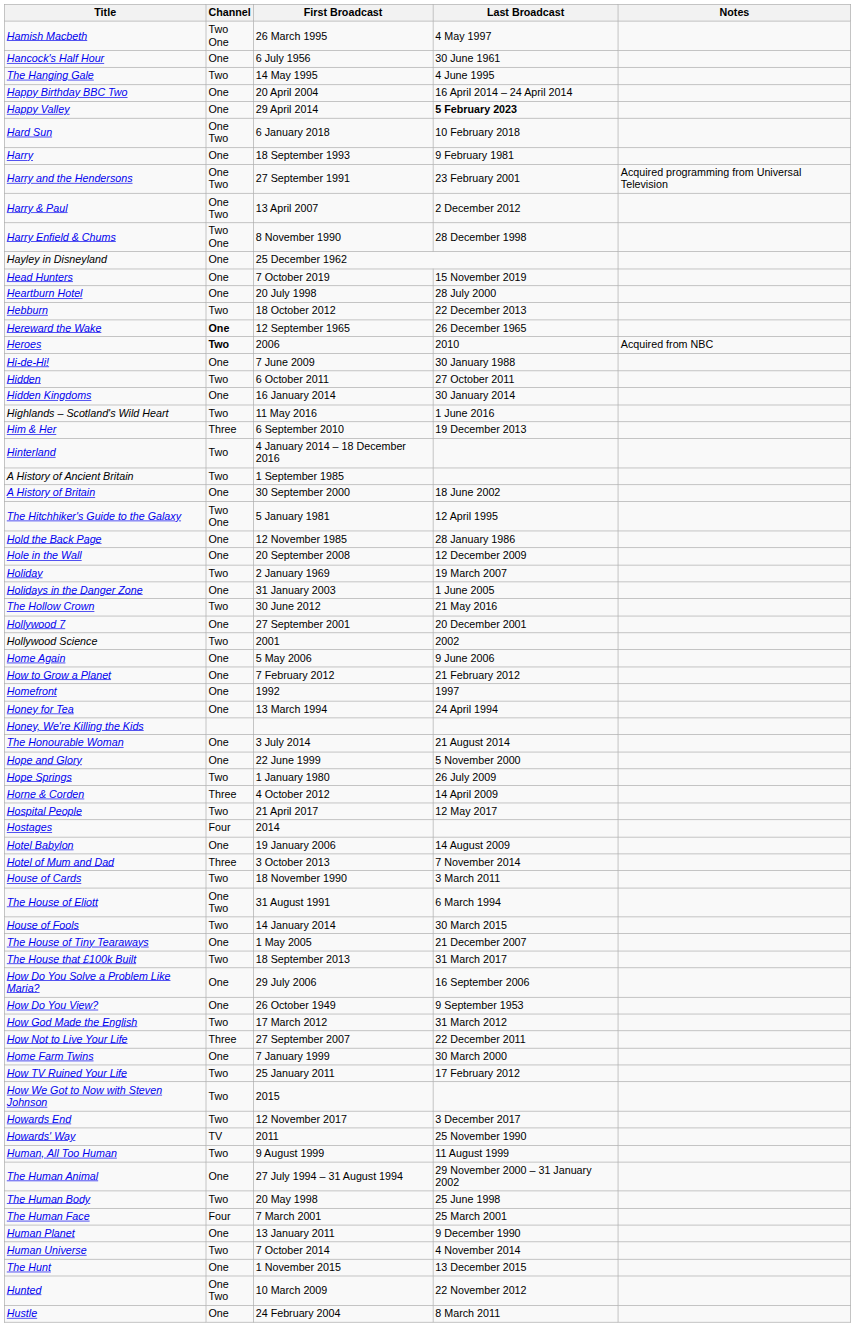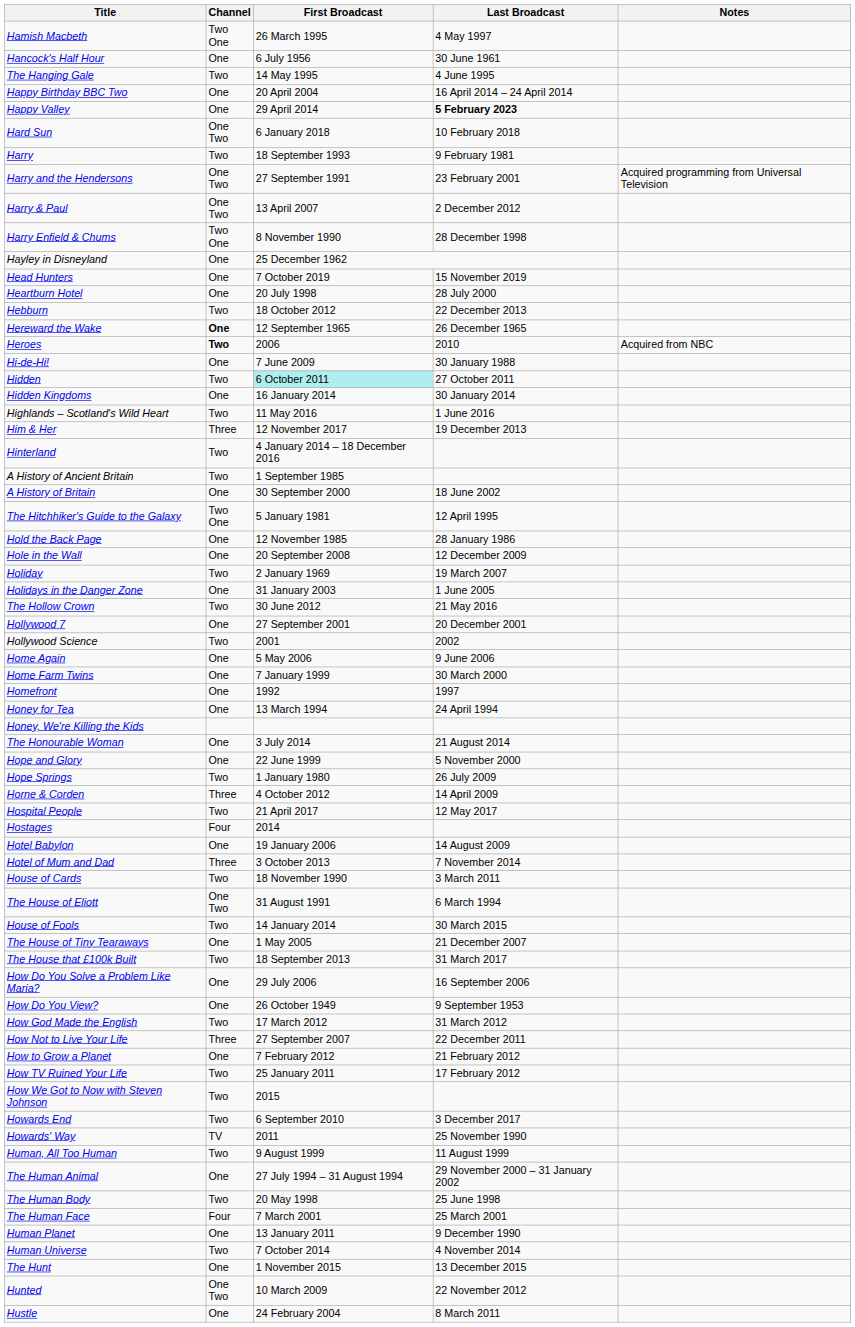(219, 156) One -> (218, 156) Two
(292, 379) no background -> (292, 379) paleturquoise background
(300, 430) 6 September 2010 -> (301, 430) 12 November 2017
rows swapped: (50, 1056) <-> (59, 675)
(301, 1119) 12 November 2017 -> (300, 1119) 6 September 2010
